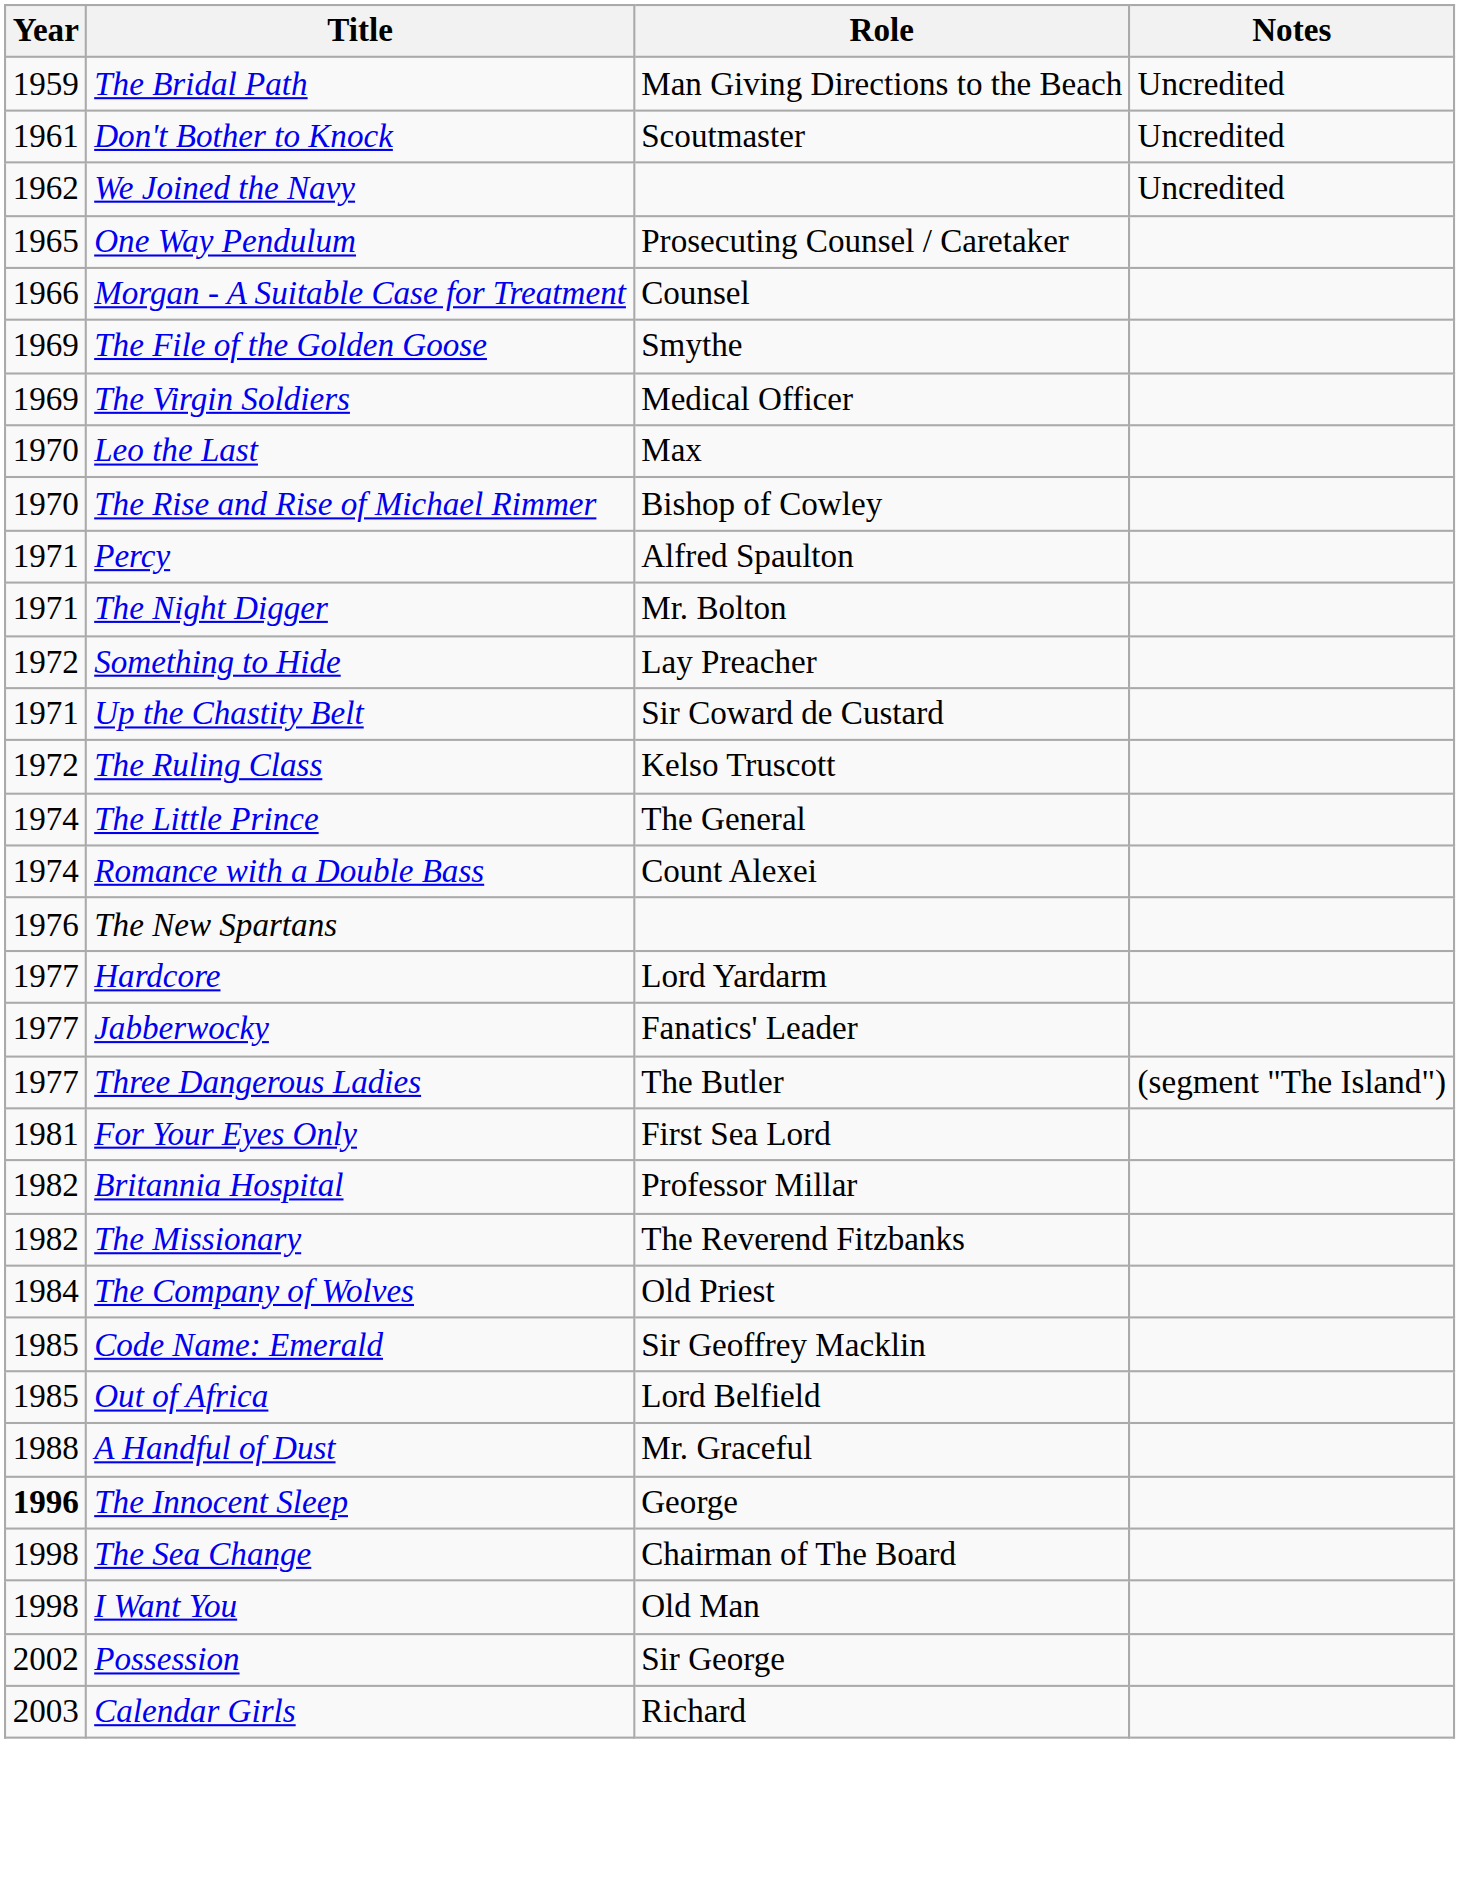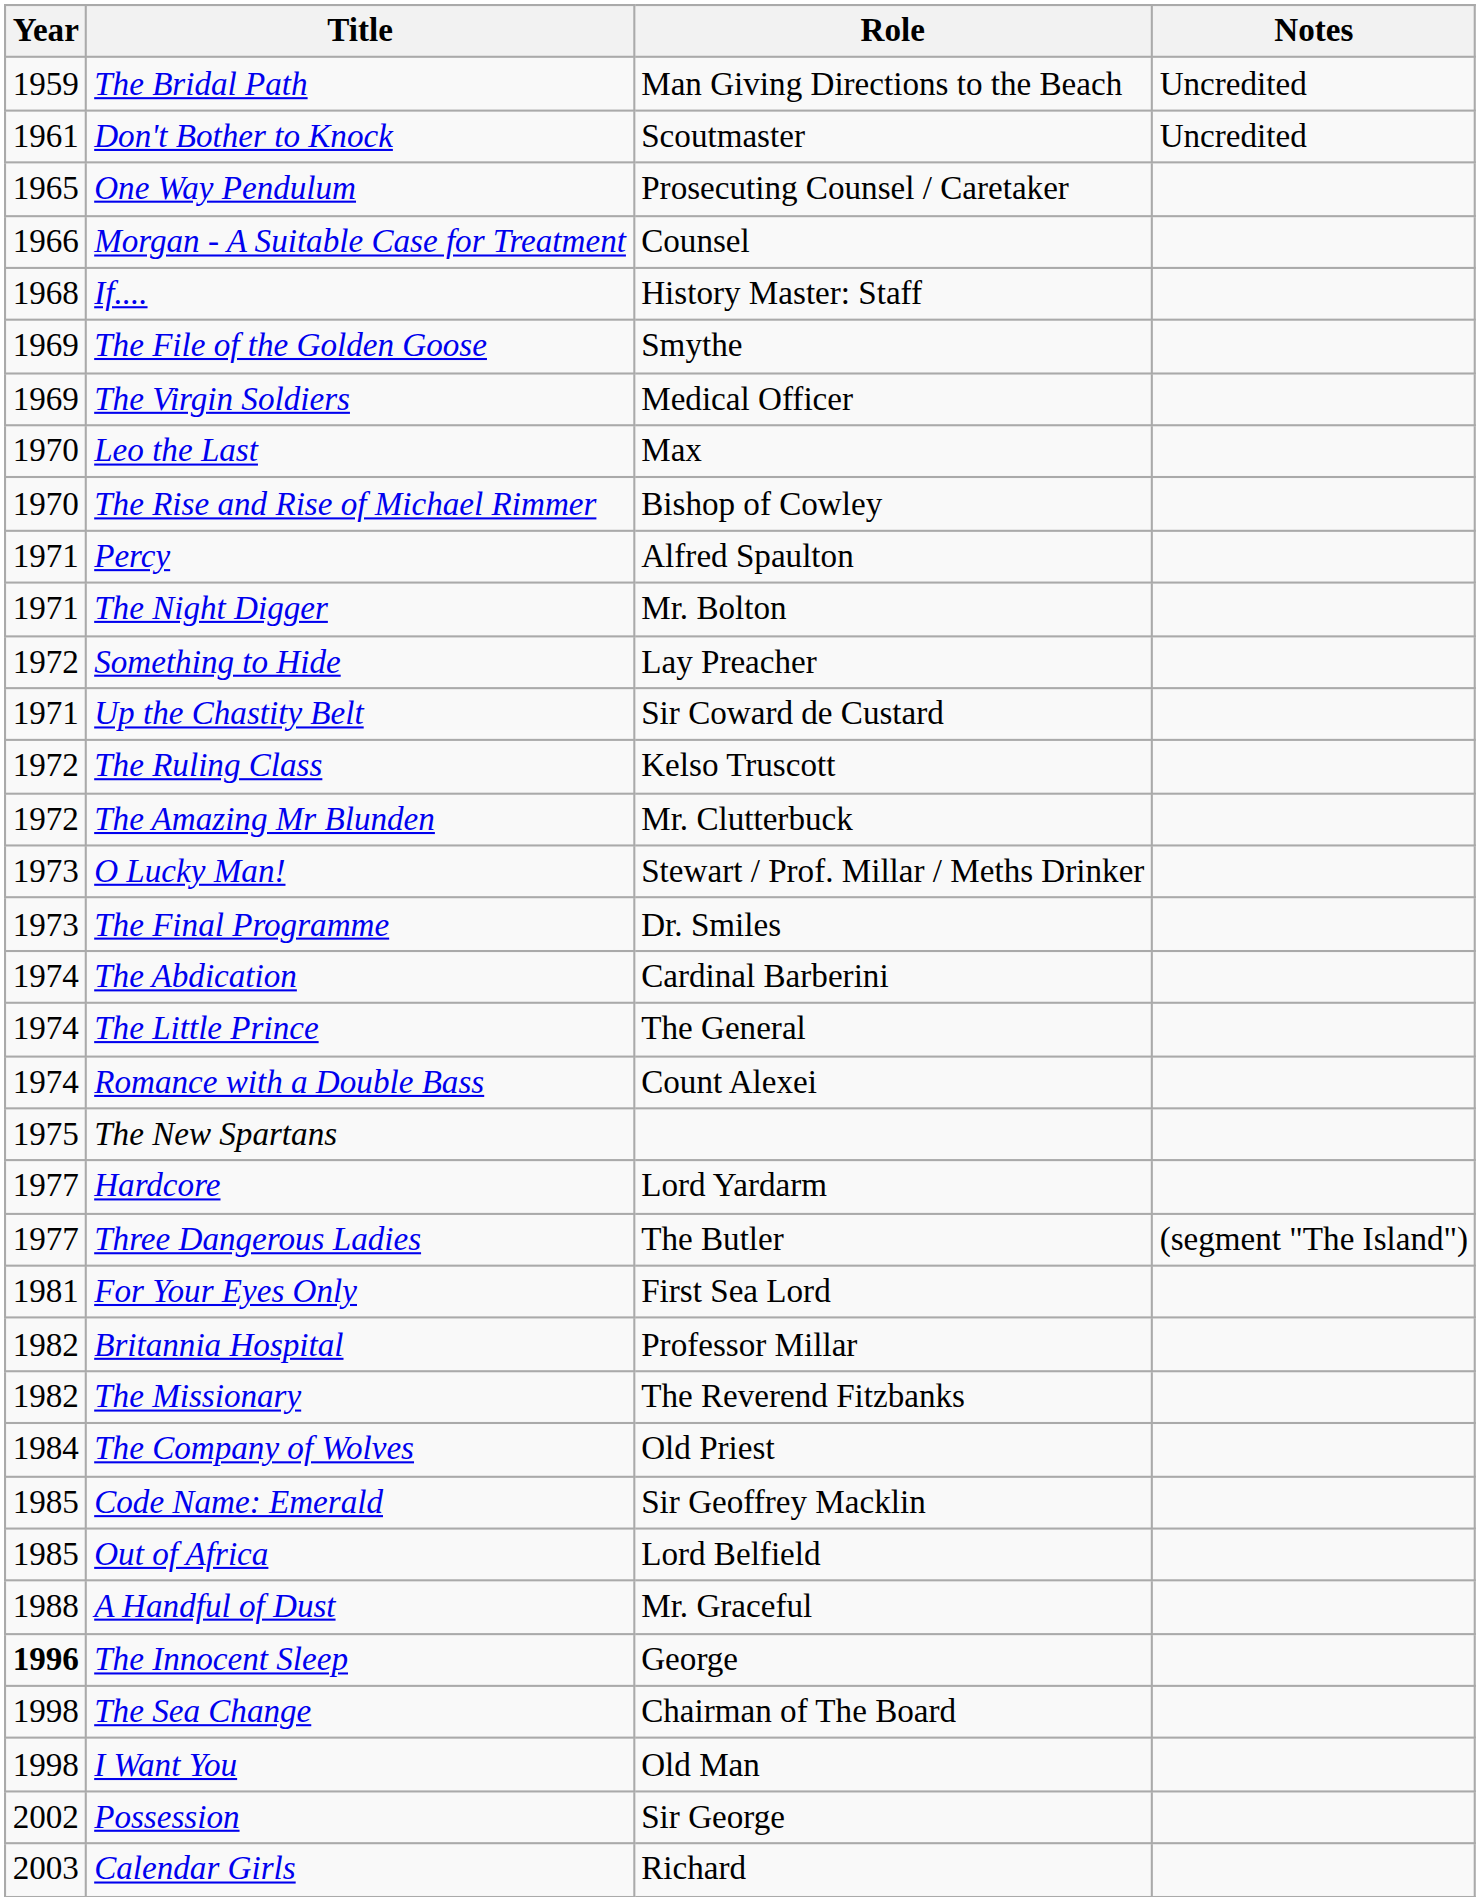- row: (225, 188)
+ row: (121, 293)
+ row: (265, 818)
+ row: (190, 871)
+ row: (242, 923)
+ row: (196, 976)
(46, 923) 1976 -> (46, 1133) 1975
- row: (182, 1028)
